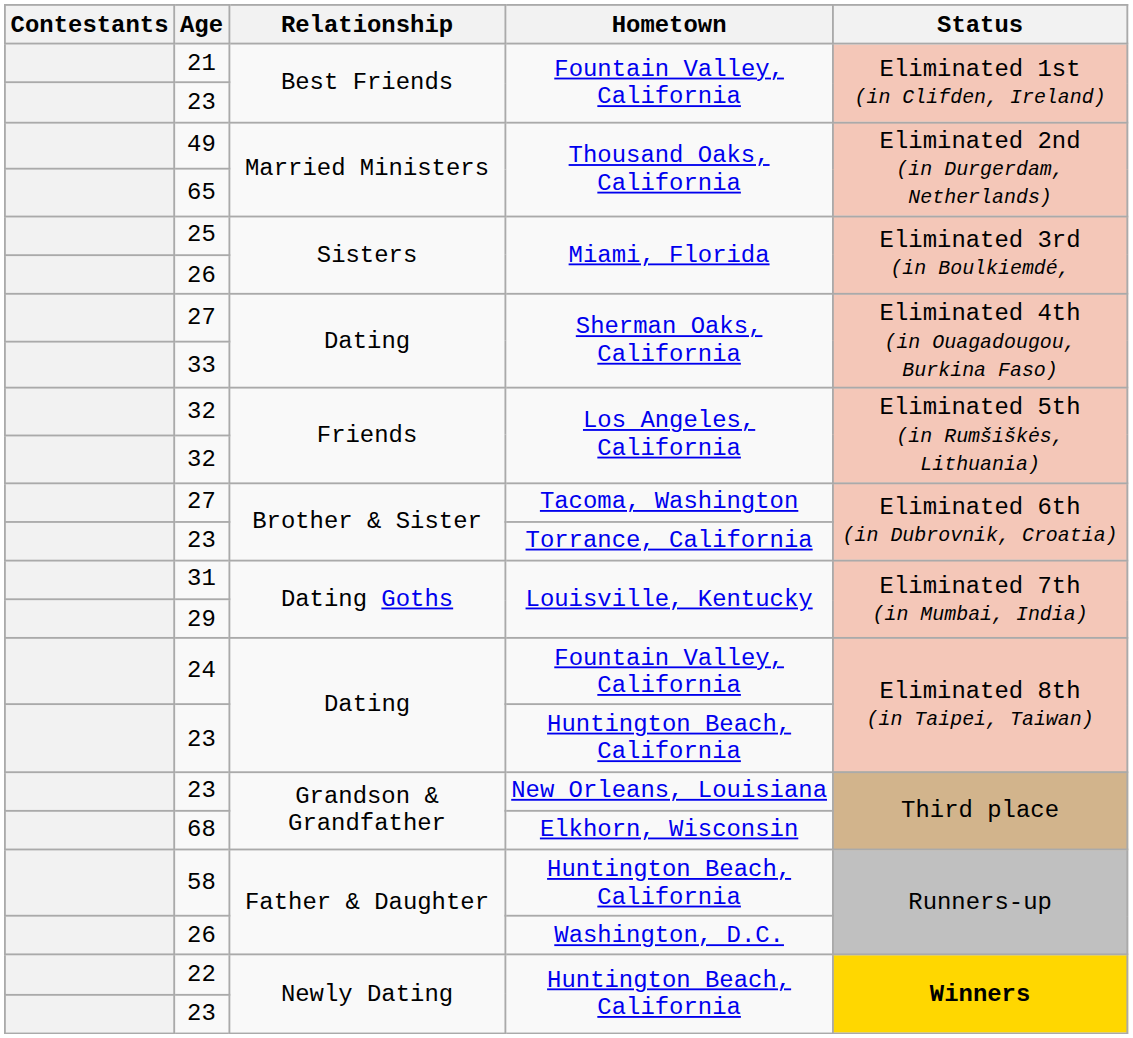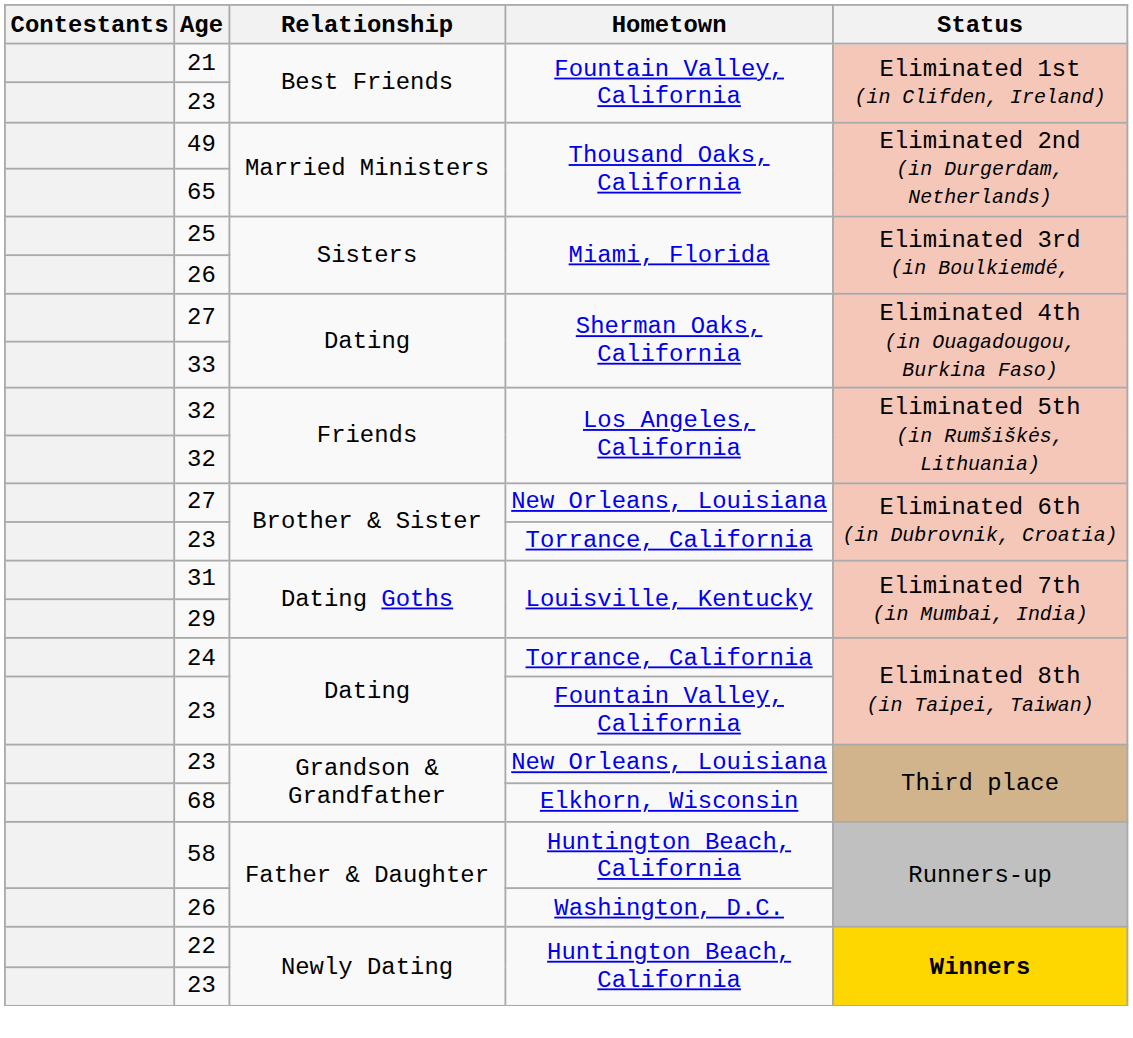(669, 502) Tacoma, Washington -> (669, 502) New Orleans, Louisiana
(669, 672) Fountain Valley, California -> (669, 658) Torrance, California
(669, 738) Huntington Beach, California -> (669, 711) Fountain Valley, California
